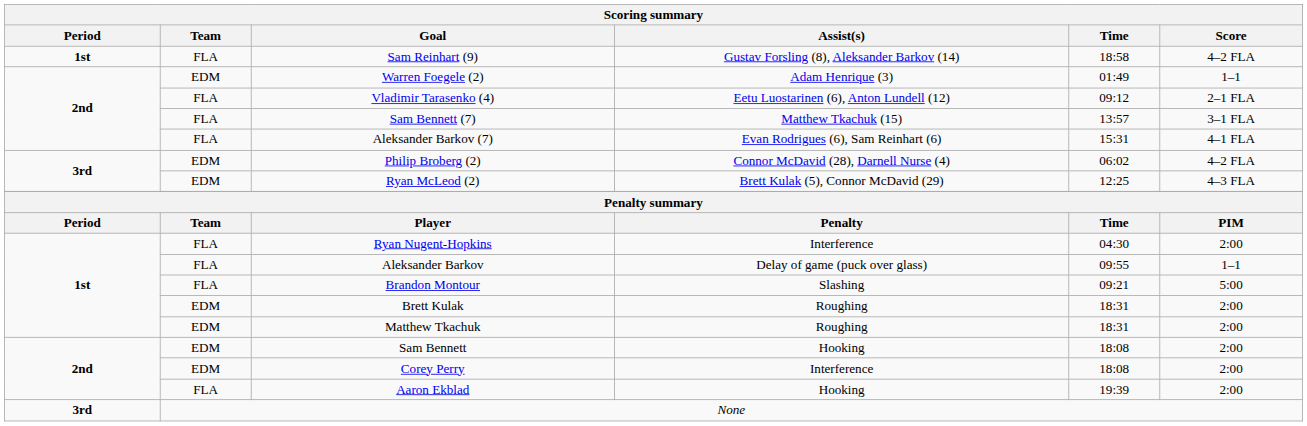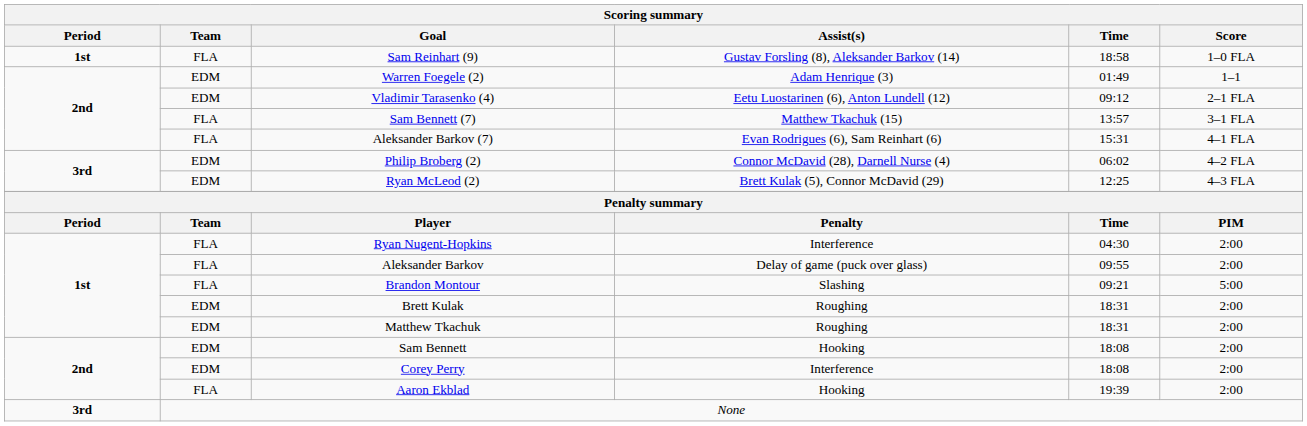(1231, 56) 4–2 FLA -> (1231, 56) 1–0 FLA
(206, 98) FLA -> (206, 98) EDM
(1231, 264) 1–1 -> (1231, 264) 2:00
